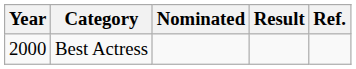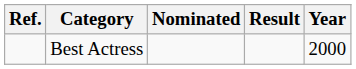columns swapped: (28, 19) <-> (330, 19)
